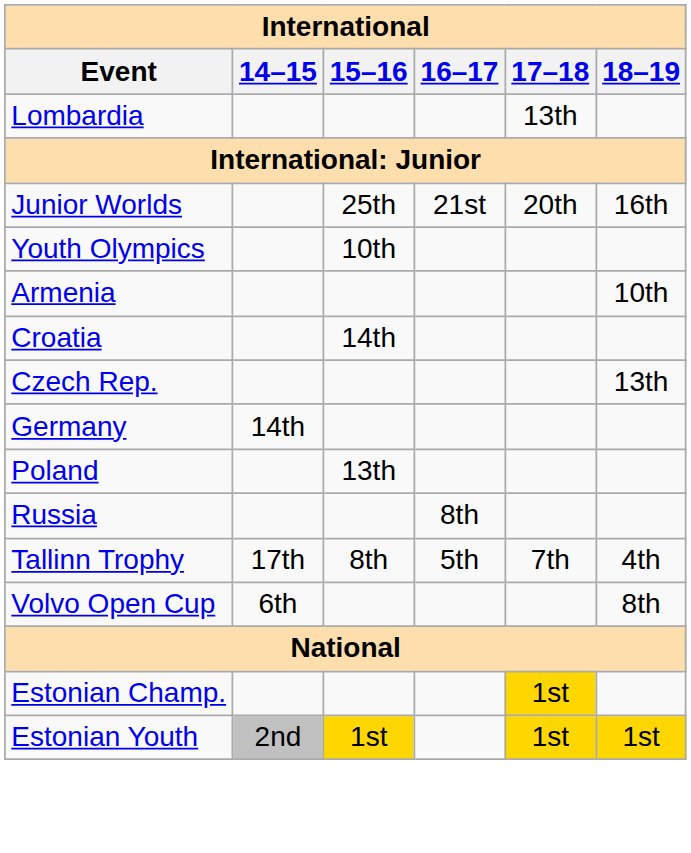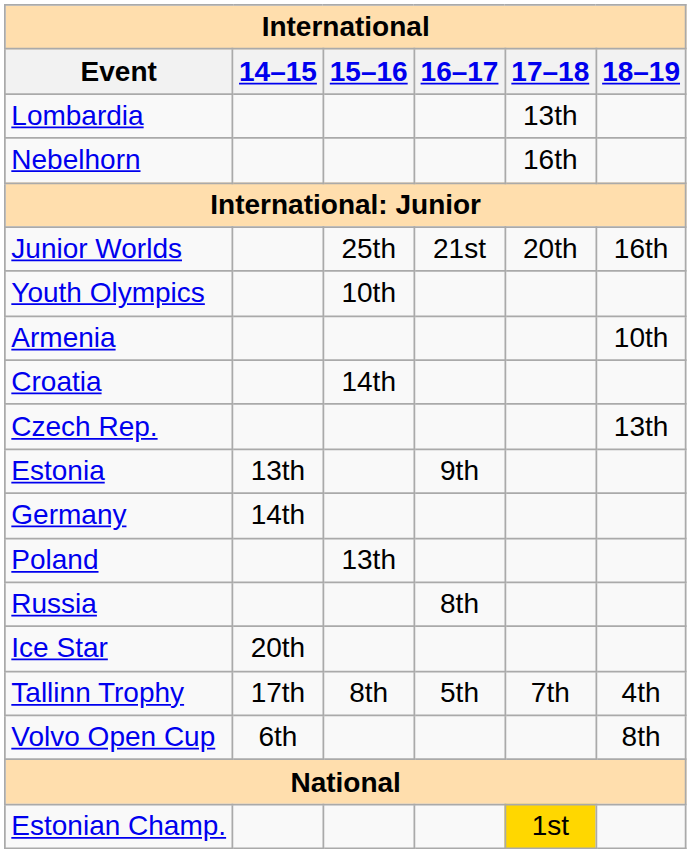+ row: (76, 159)
+ row: (58, 470)
+ row: (60, 648)
- row: (105, 737)
